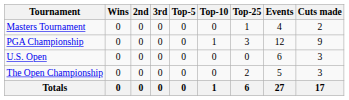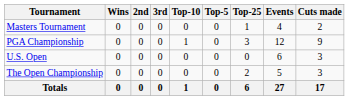columns swapped: (184, 12) <-> (214, 12)
